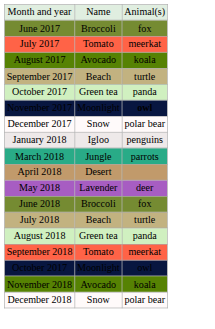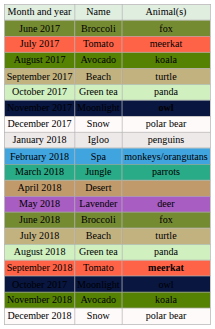+ row: (40, 156)
(145, 252) normal -> (166, 268) bold
